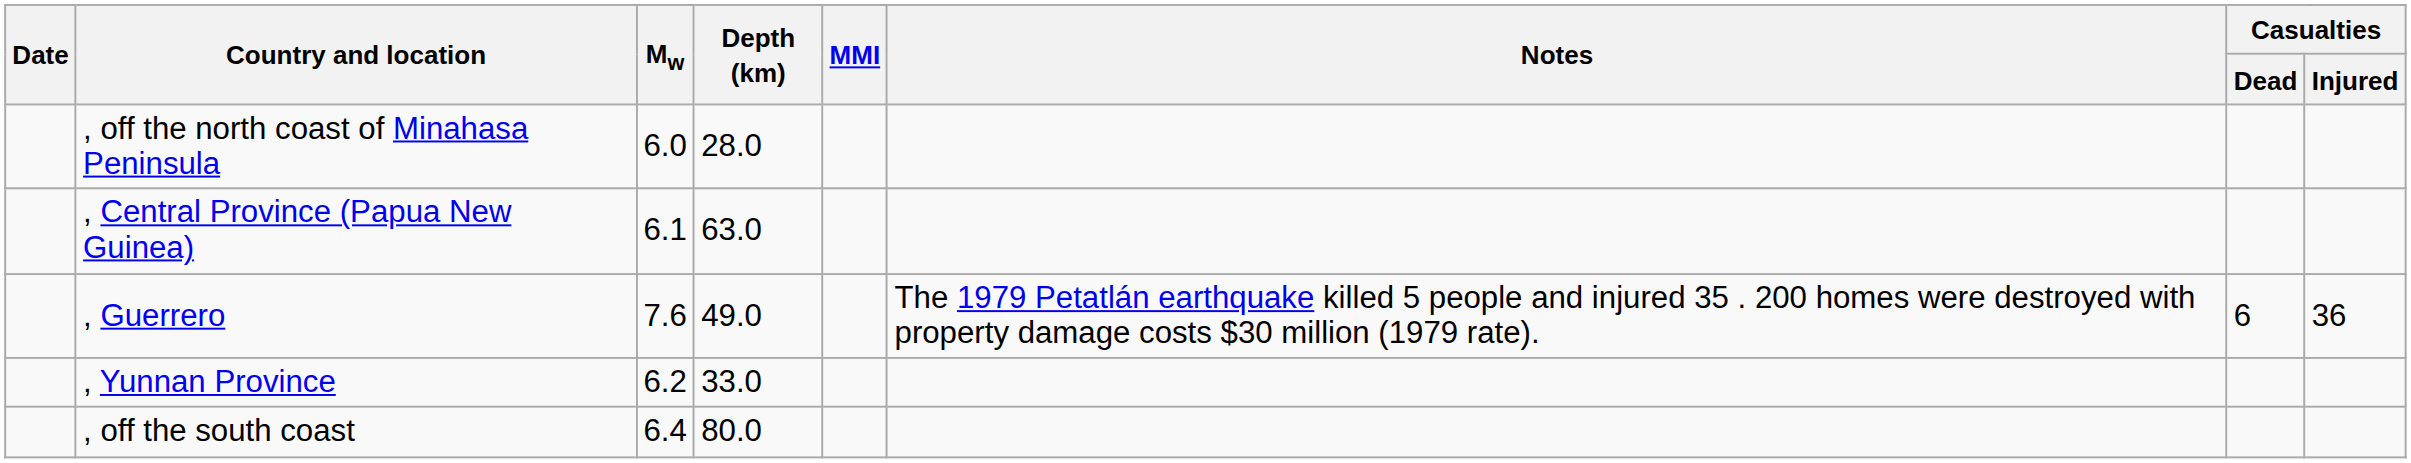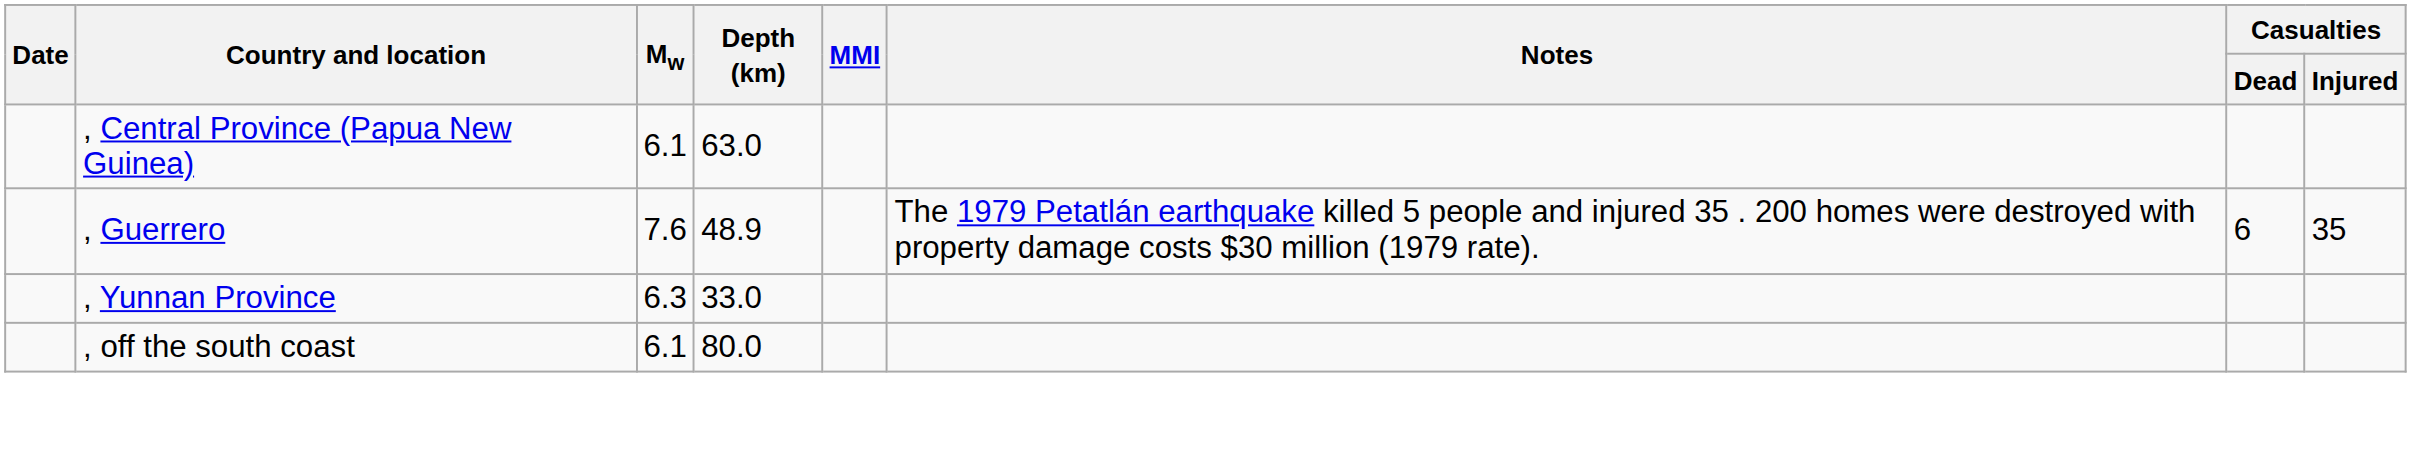- row: (306, 145)
(732, 314) 49.0 -> (732, 230) 48.9
(2329, 314) 36 -> (2329, 230) 35
(665, 381) 6.2 -> (665, 297) 6.3
(665, 431) 6.4 -> (665, 346) 6.1
